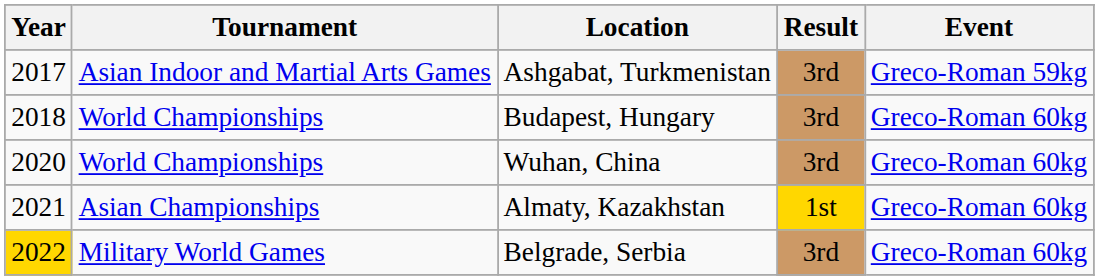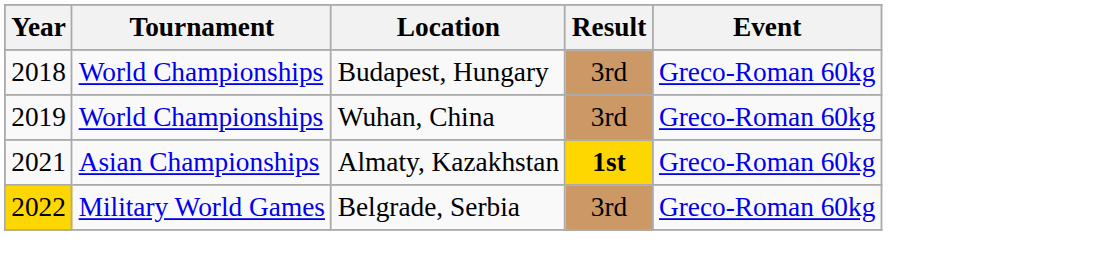- row: (637, 72)
(39, 162) 2020 -> (39, 117) 2019
(821, 207) normal -> (609, 162) bold
